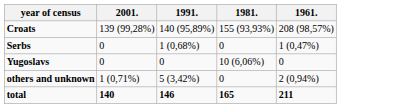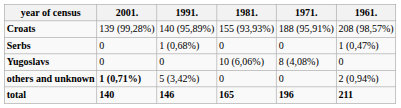+ column: (306, 12)
(119, 79) normal -> (120, 79) bold
